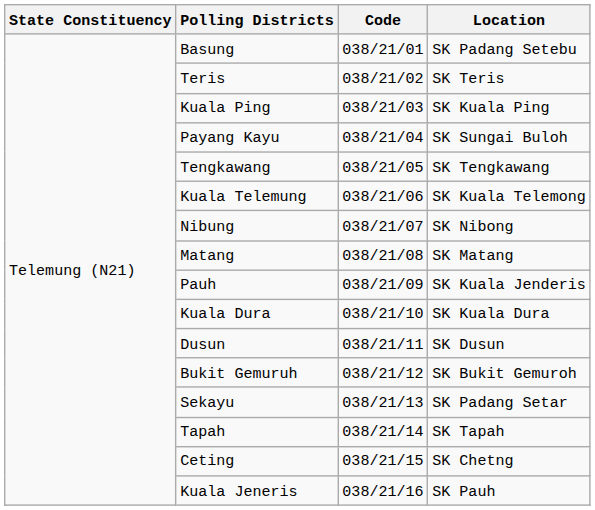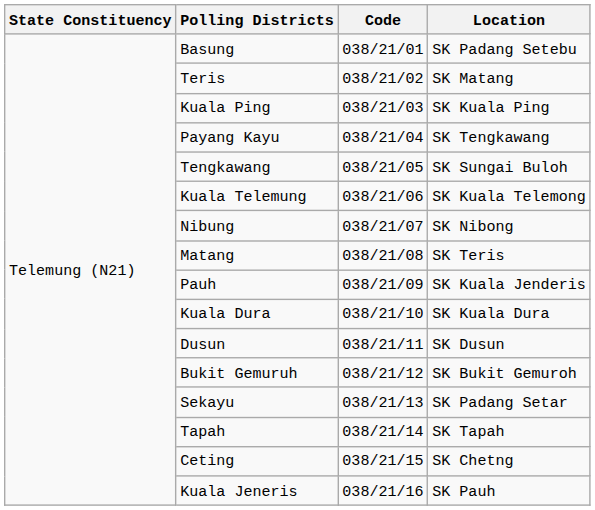(468, 79) SK Teris -> (473, 79) SK Matang
(500, 138) SK Sungai Buloh -> (491, 138) SK Tengkawang
(491, 167) SK Tengkawang -> (500, 167) SK Sungai Buloh
(473, 256) SK Matang -> (468, 256) SK Teris
